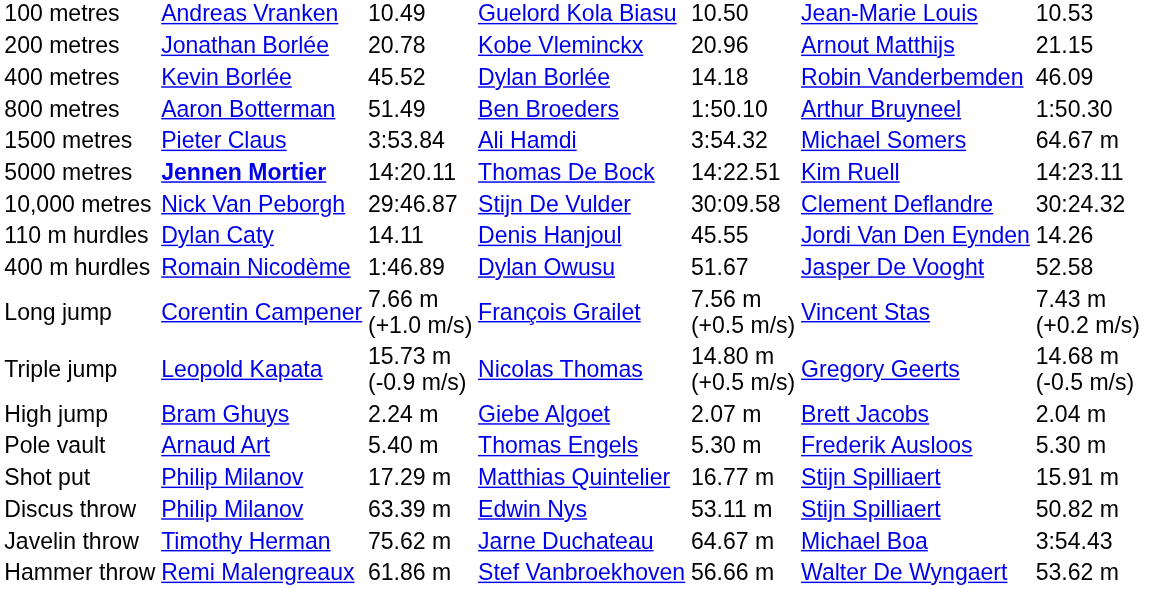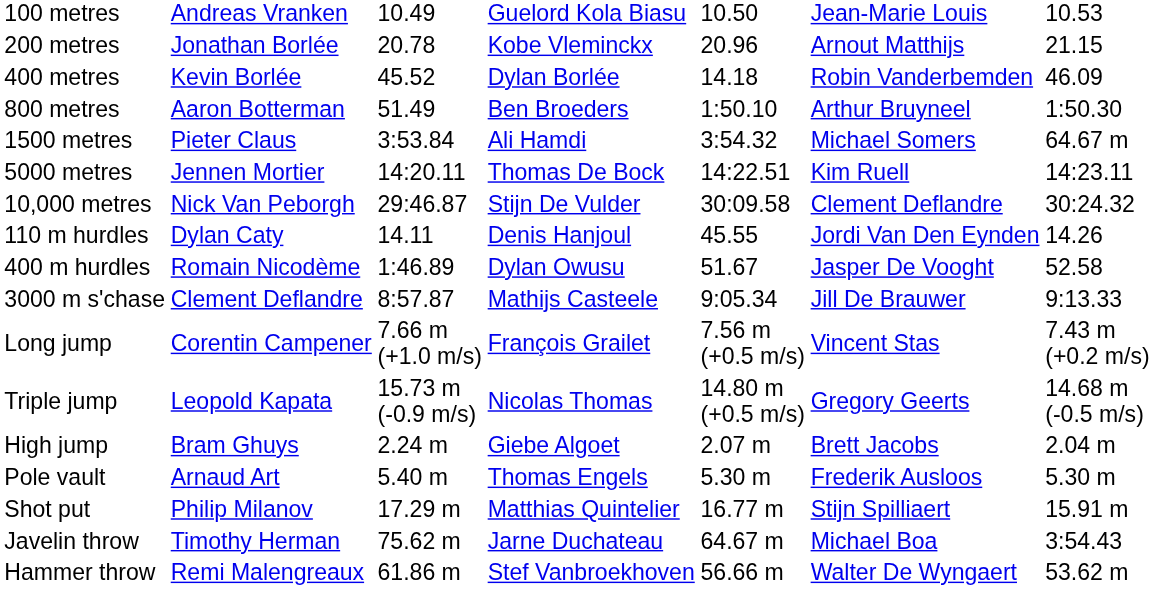(244, 172) bold -> (248, 172) normal
+ row: (85, 299)
- row: (70, 509)
